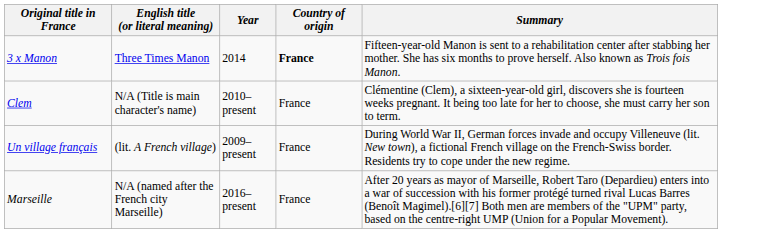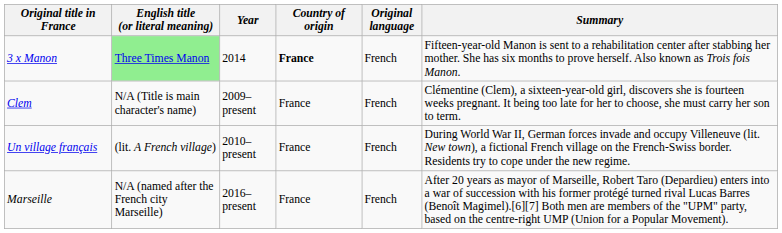+ column: (392, 20)
(162, 58) no background -> (162, 58) lightgreen background
(239, 103) 2010–present -> (239, 103) 2009–present
(239, 148) 2009–present -> (239, 148) 2010–present
